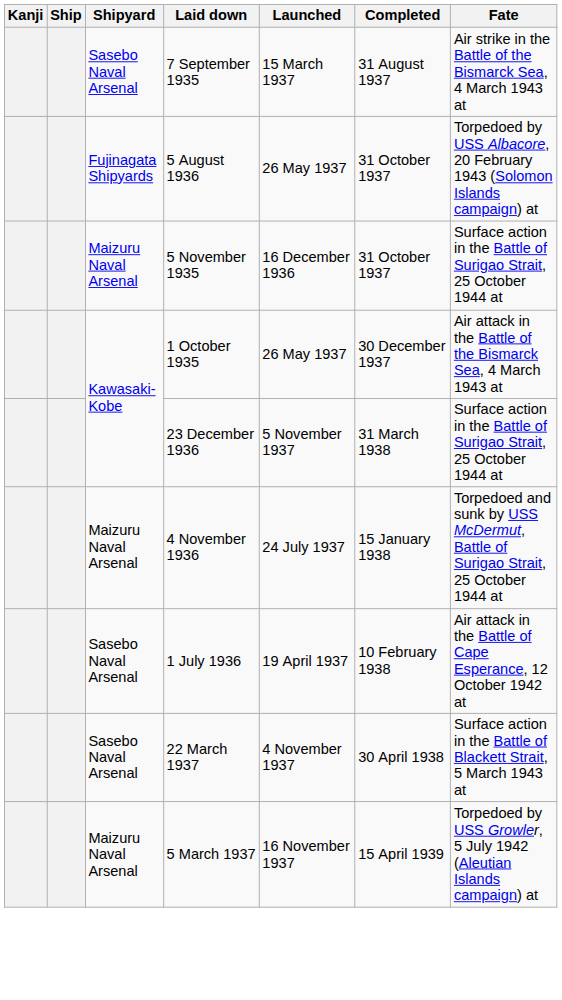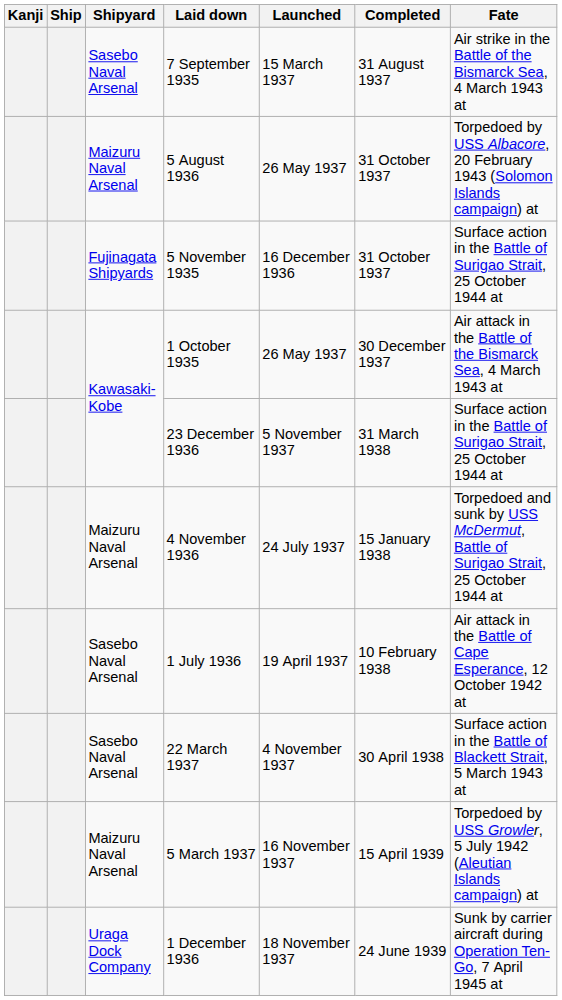(122, 168) Fujinagata Shipyards -> (114, 168) Maizuru Naval Arsenal
(114, 265) Maizuru Naval Arsenal -> (122, 265) Fujinagata Shipyards
+ row: (206, 951)
